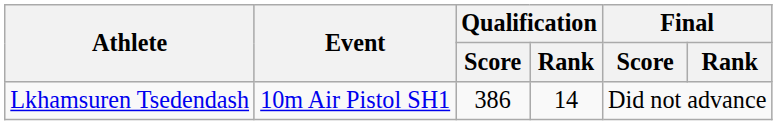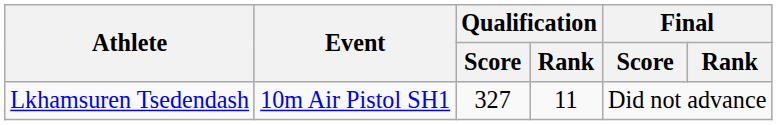(493, 100) 386 -> (493, 100) 327
(566, 100) 14 -> (566, 100) 11
